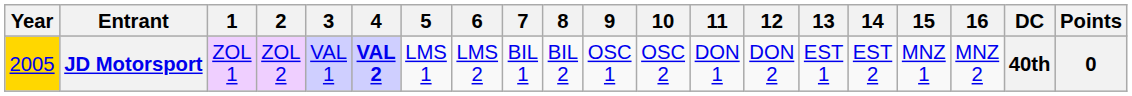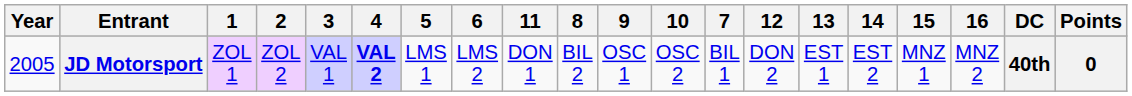columns swapped: (523, 20) <-> (717, 20)
(32, 63) gold background -> (32, 63) no background
